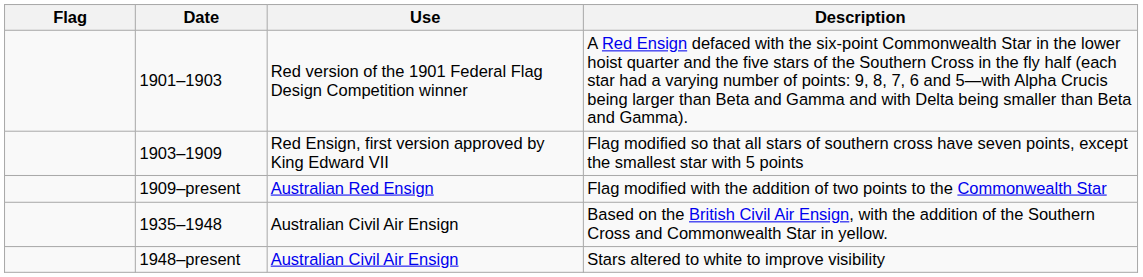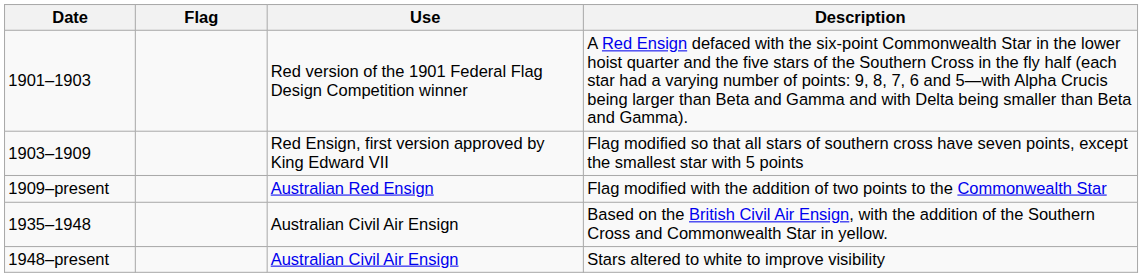columns swapped: (70, 17) <-> (201, 17)
